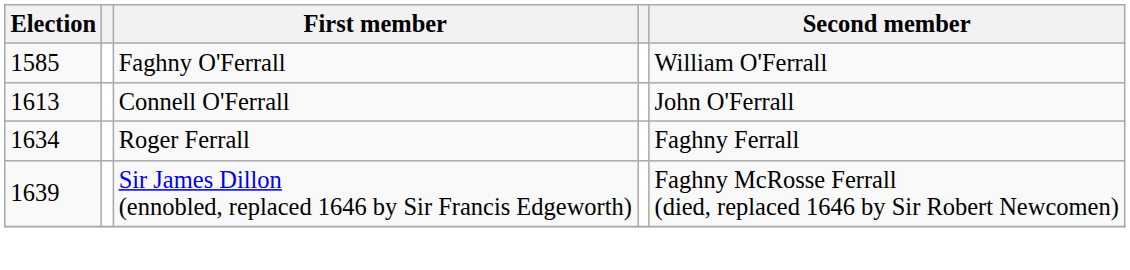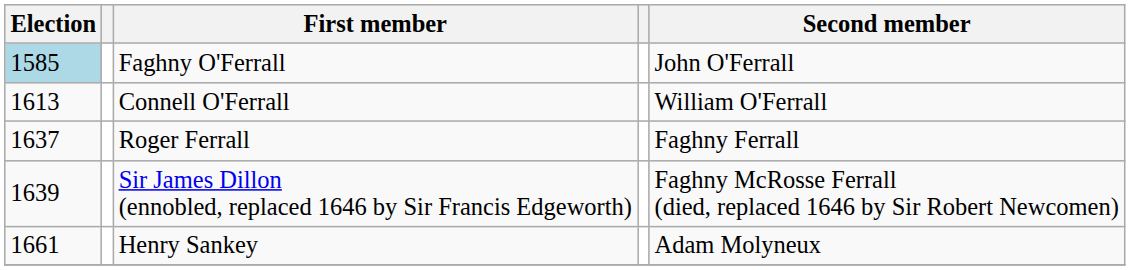(35, 62) no background -> (35, 62) lightblue background
(741, 62) William O'Ferrall -> (724, 62) John O'Ferrall
(724, 101) John O'Ferrall -> (741, 101) William O'Ferrall
(35, 140) 1634 -> (35, 140) 1637
+ row: (188, 245)
